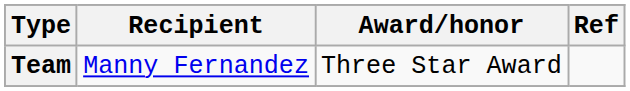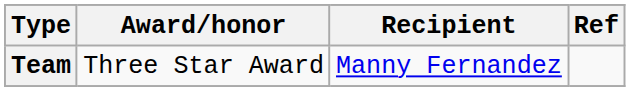columns swapped: (441, 25) <-> (196, 25)
